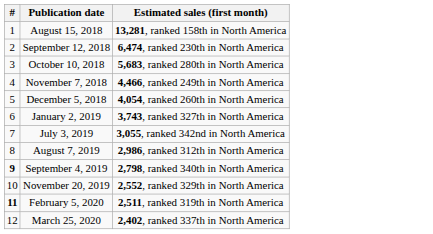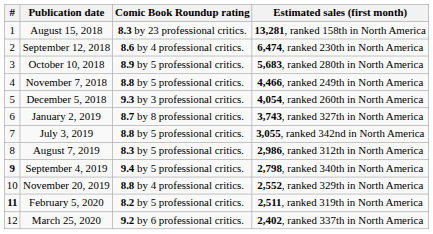+ column: (182, 13)
